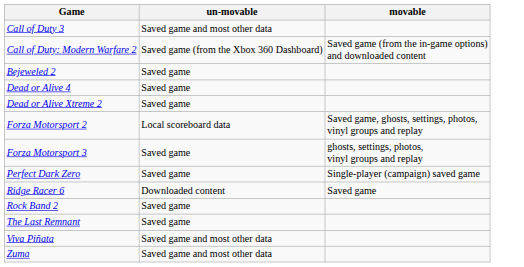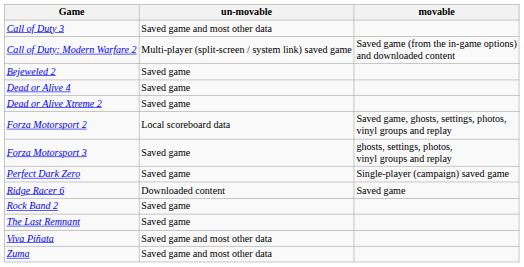(232, 50) Saved game (from the Xbox 360 Dashboard) -> (247, 50) Multi-player (split-screen / system link) saved game
